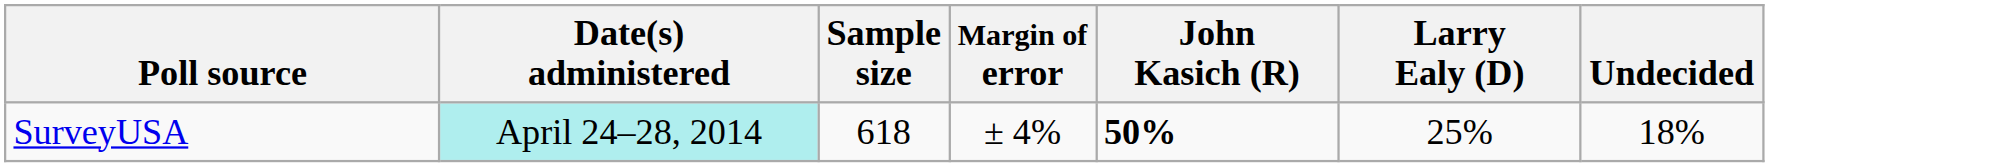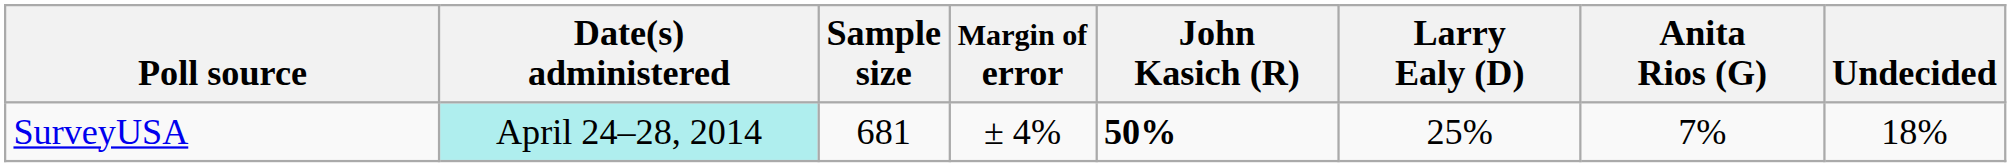+ column: (1702, 53)
(884, 131) 618 -> (884, 131) 681
